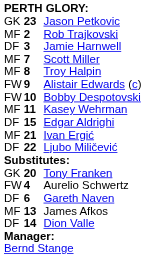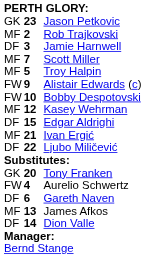(27, 72) 8 -> (27, 72) 5
(30, 109) 11 -> (30, 109) 12
